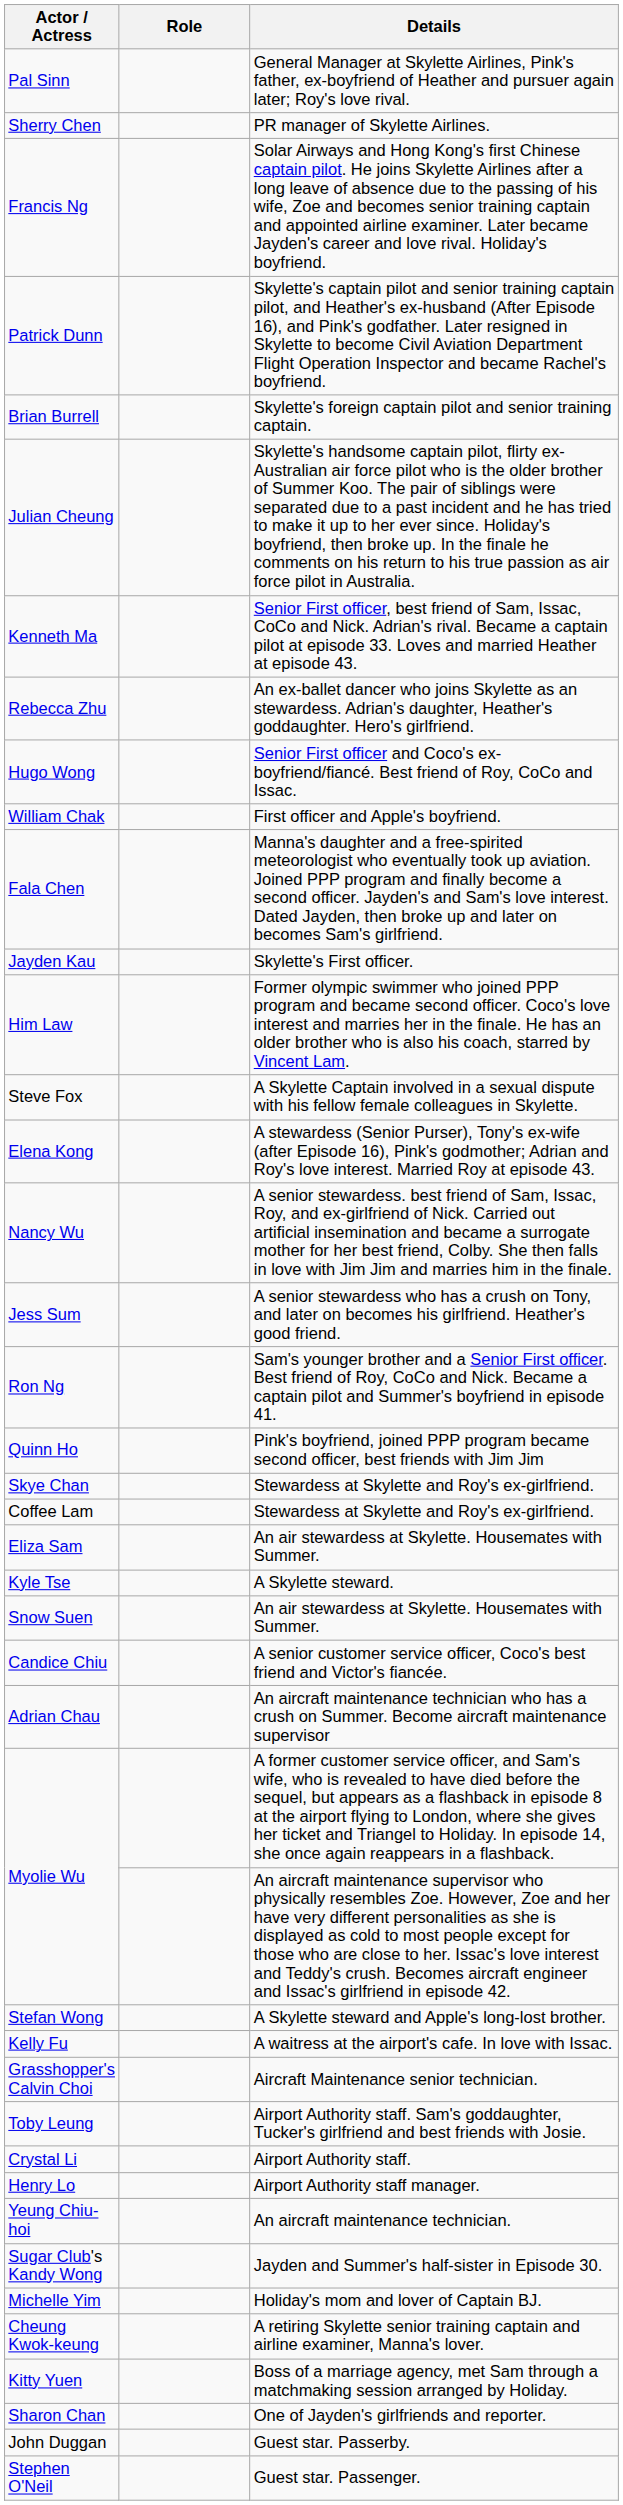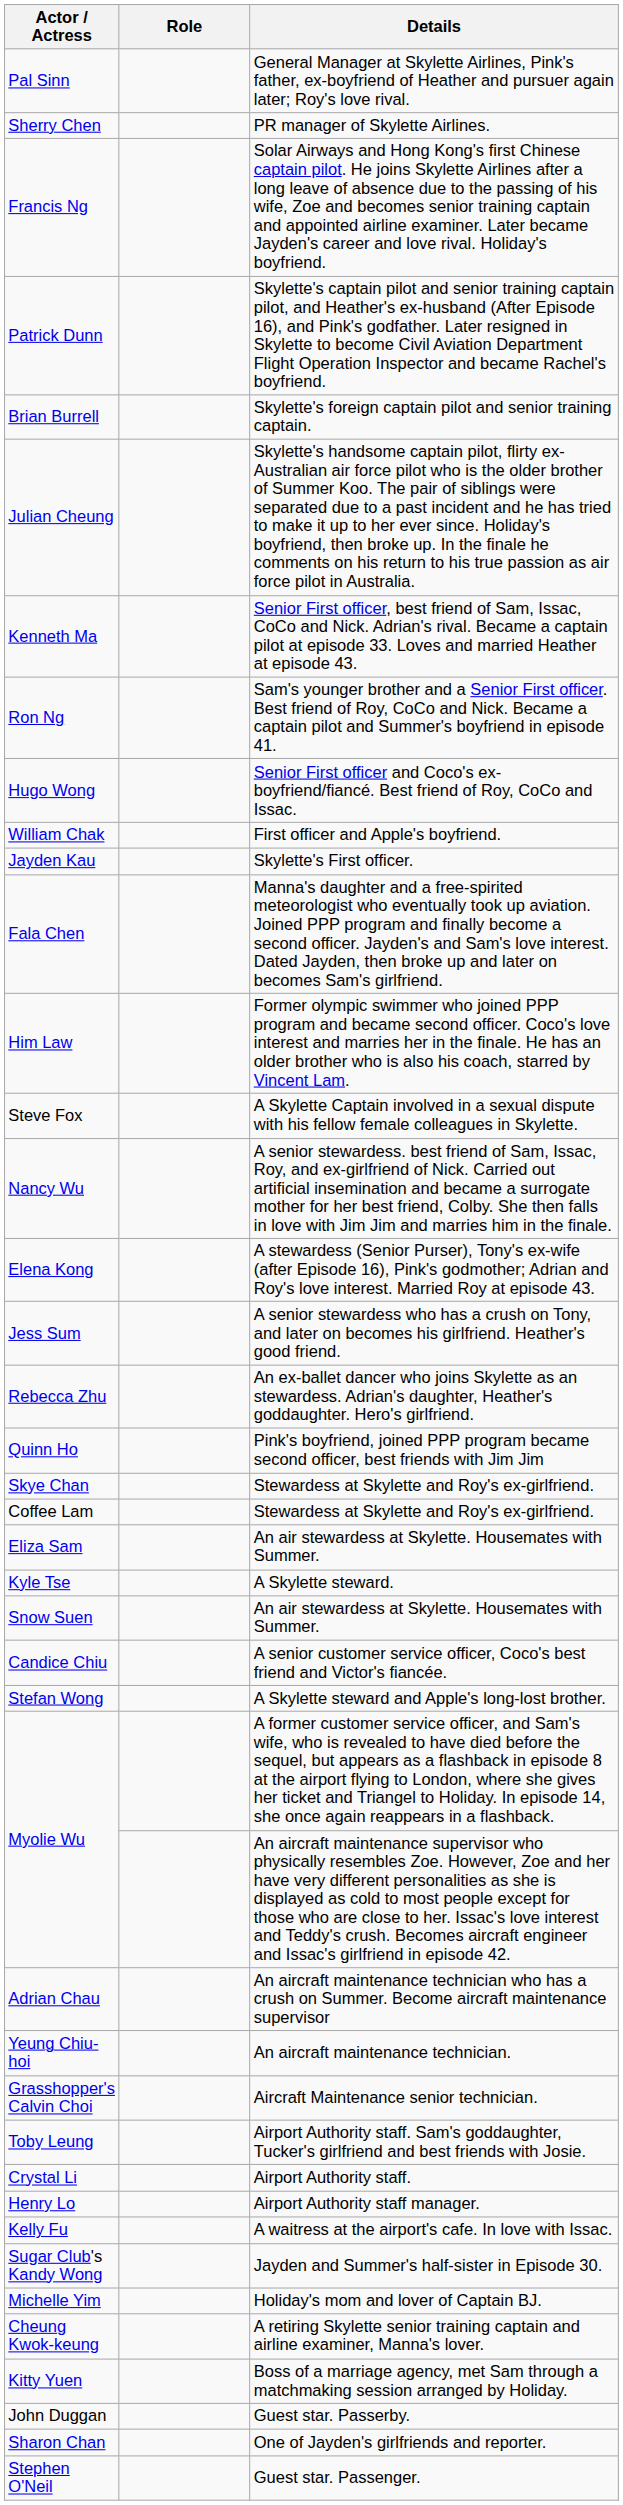rows swapped: (36, 1387) <-> (57, 708)
rows swapped: (52, 961) <-> (46, 889)
rows swapped: (51, 1151) <-> (46, 1232)
rows swapped: (56, 2017) <-> (54, 1716)
rows swapped: (53, 2220) <-> (38, 2043)
rows swapped: (57, 2416) <-> (57, 2442)
